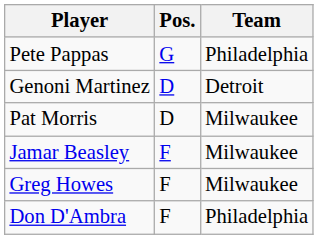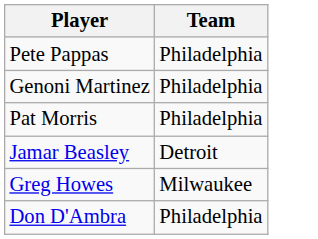- column: (177, 20)
(234, 86) Detroit -> (211, 86) Philadelphia
(251, 119) Milwaukee -> (211, 119) Philadelphia
(251, 151) Milwaukee -> (189, 151) Detroit
